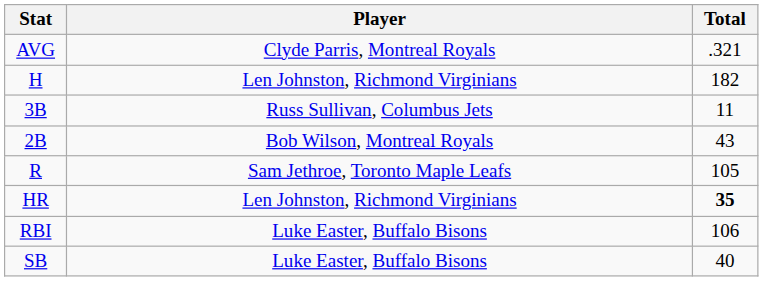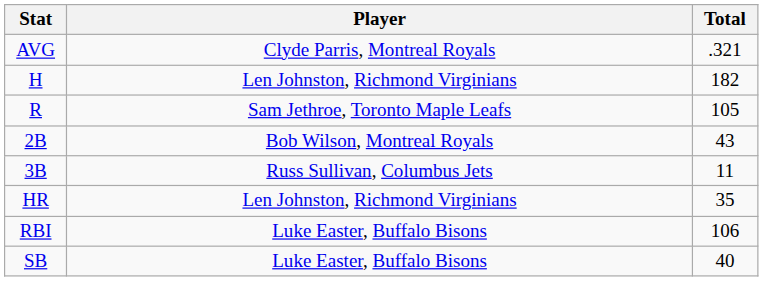rows swapped: (36, 170) <-> (36, 110)
(725, 200) bold -> (725, 200) normal
